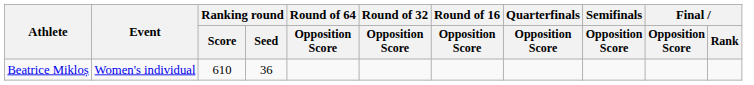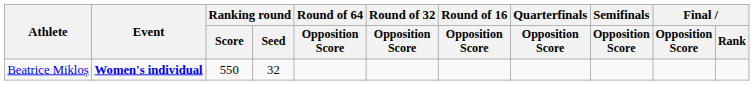(145, 70) normal -> (149, 70) bold
(222, 70) 610 -> (229, 70) 550
(266, 70) 36 -> (273, 70) 32
